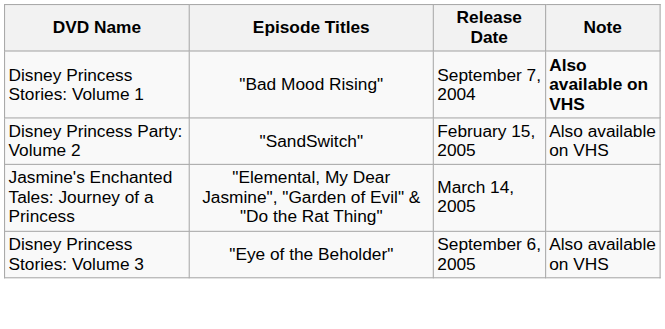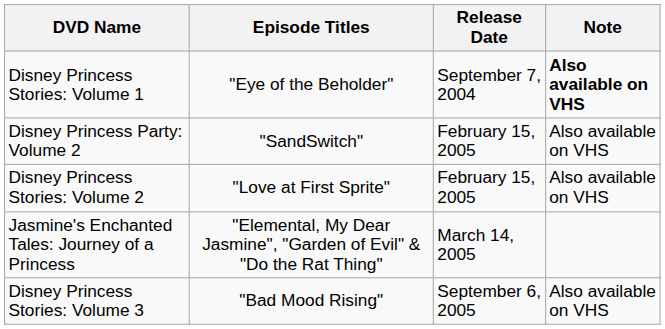(311, 84) "Bad Mood Rising" -> (311, 84) "Eye of the Beholder"
+ row: (76, 187)
(311, 254) "Eye of the Beholder" -> (311, 301) "Bad Mood Rising"
